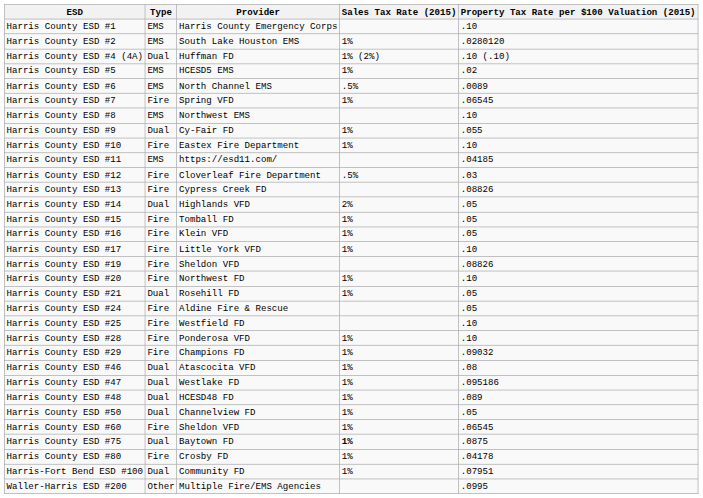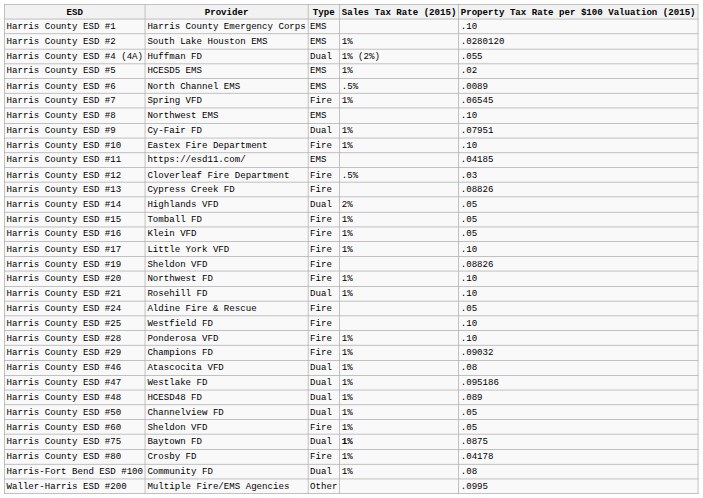columns swapped: (161, 12) <-> (258, 12)
(485, 56) .10 (.10) -> (472, 56) .055
(472, 130) .055 -> (477, 130) .07951
(469, 294) .05 -> (469, 294) .10
(477, 427) .06545 -> (469, 427) .05
(477, 472) .07951 -> (469, 472) .08
